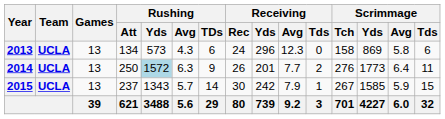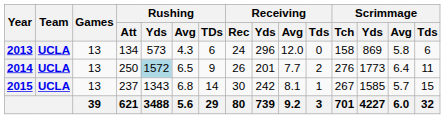(292, 50) 12.3 -> (292, 50) 12.0
(185, 68) 6.3 -> (185, 68) 6.5
(185, 86) 5.7 -> (185, 86) 6.8
(292, 86) 7.9 -> (292, 86) 8.1
(401, 86) 5.9 -> (401, 86) 5.7
